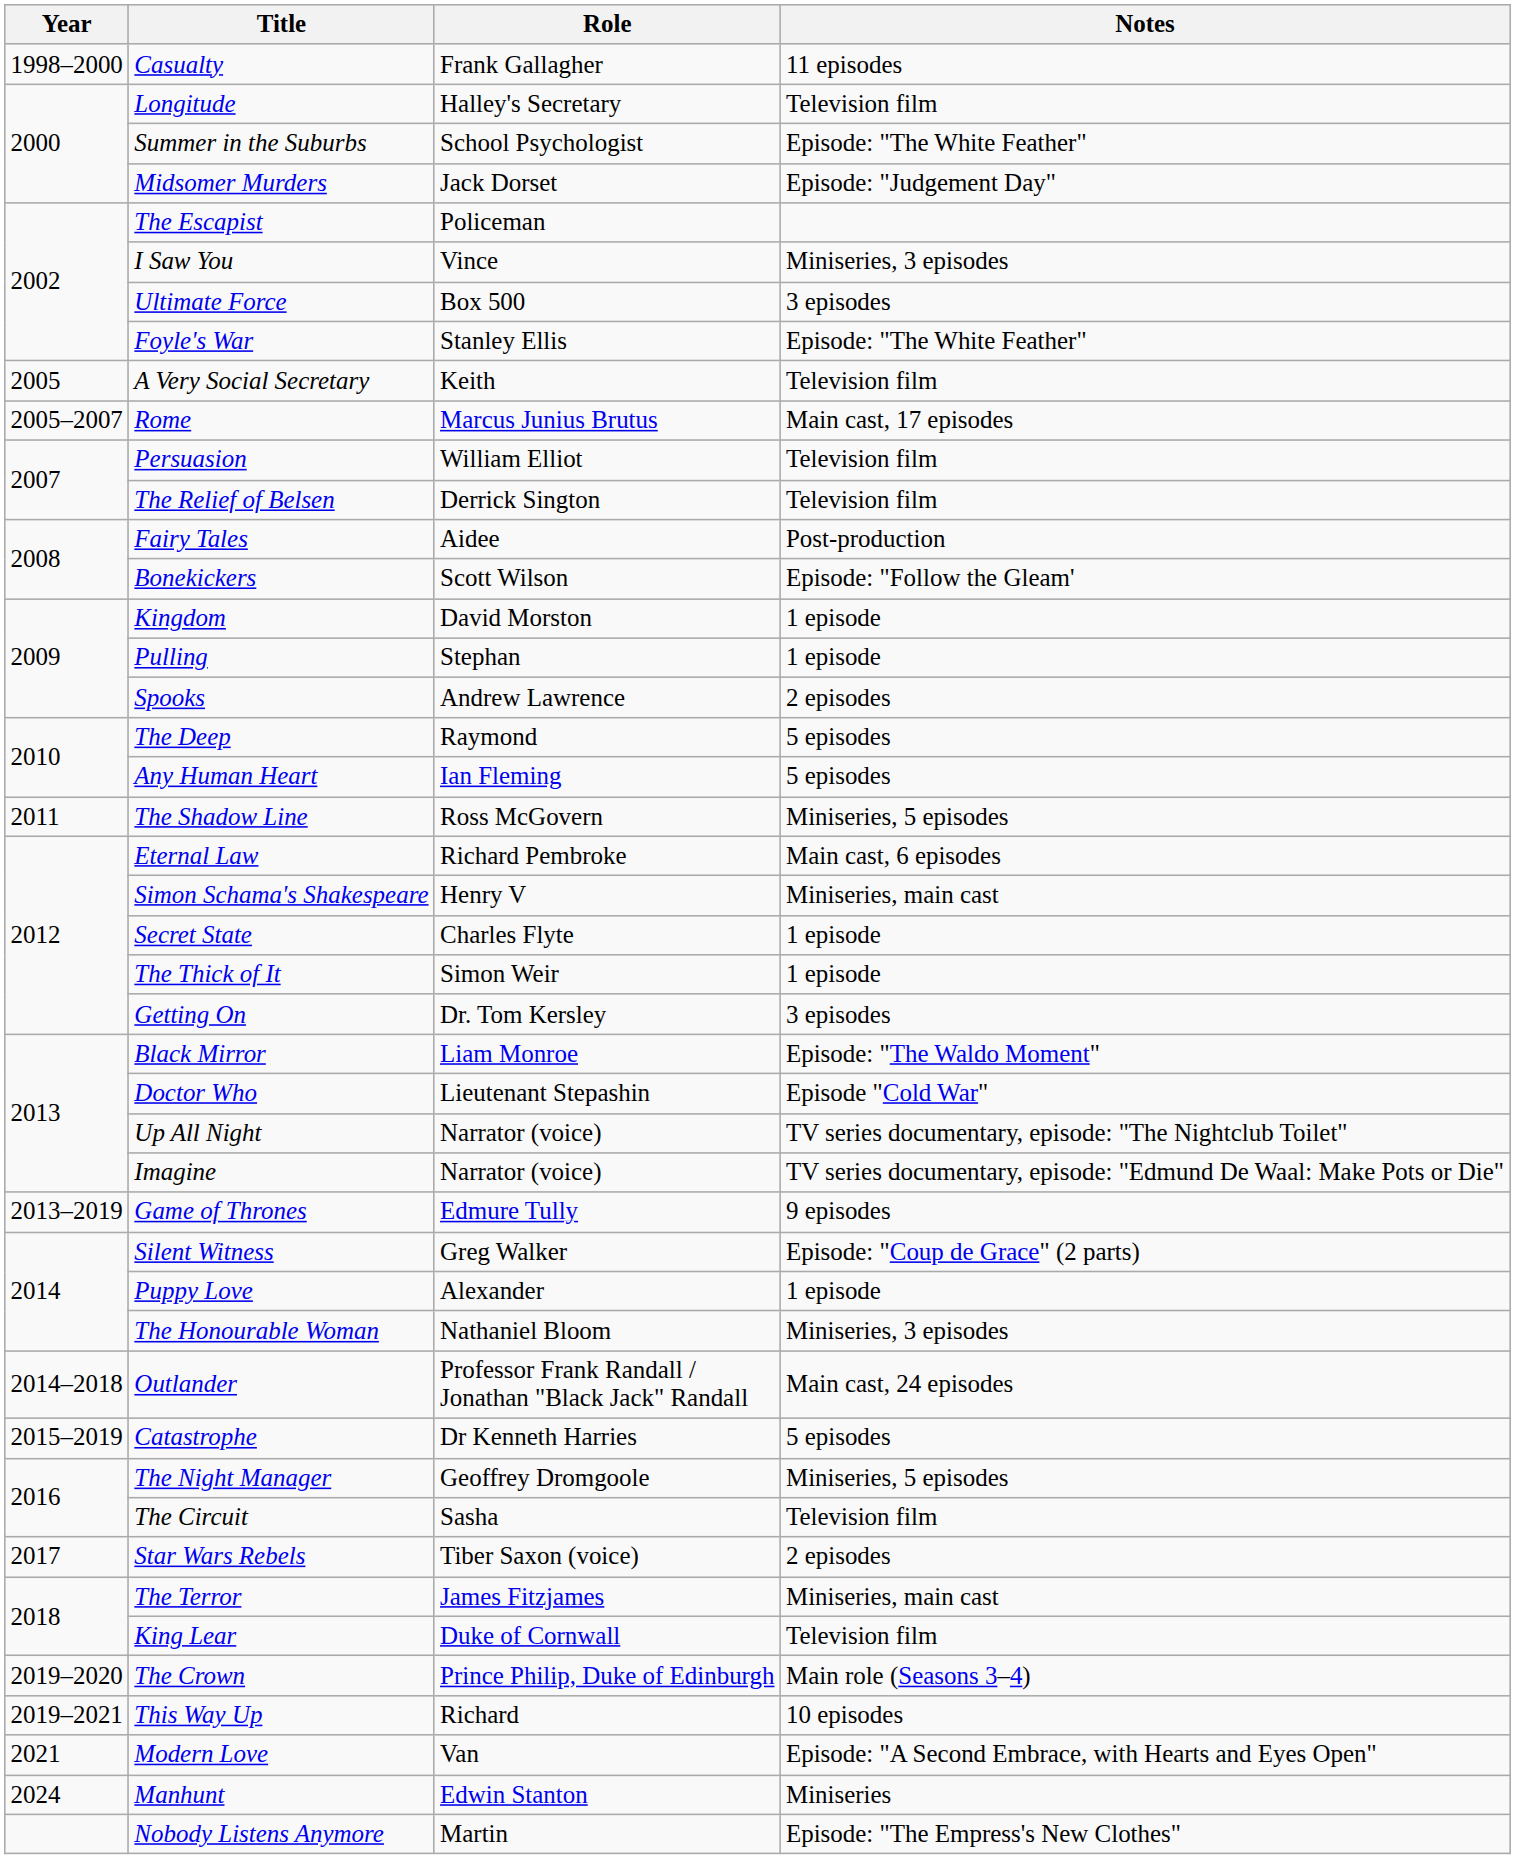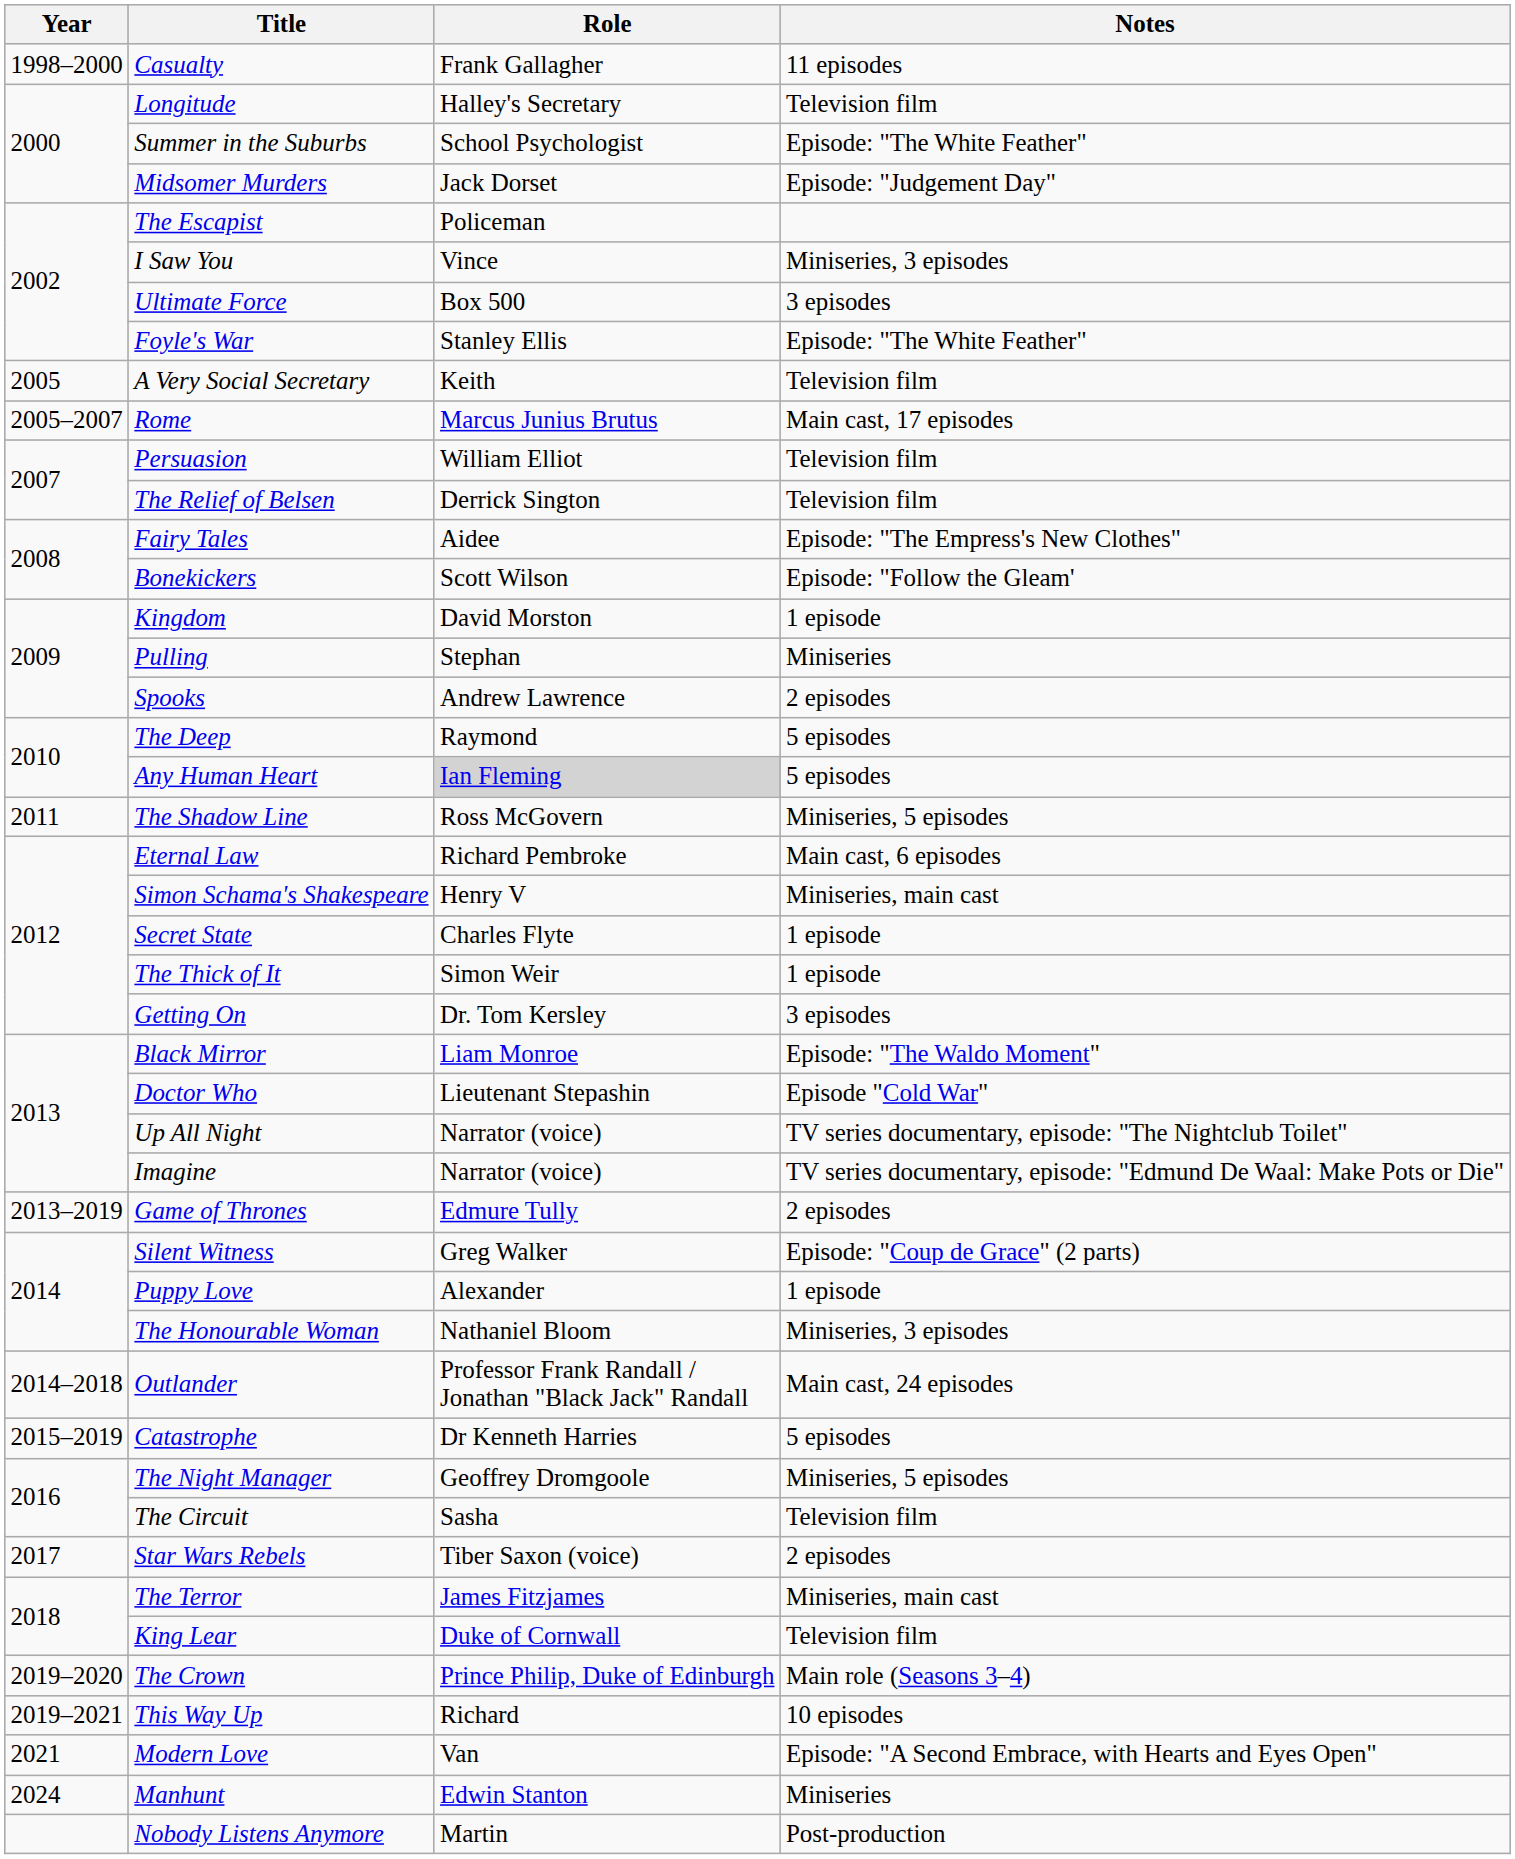(866, 538) Post-production -> (983, 538) Episode: "The Empress's New Clothes"
(833, 657) 1 episode -> (839, 657) Miniseries
(501, 776) no background -> (501, 776) lightgrey background
(838, 1211) 9 episodes -> (838, 1211) 2 episodes
(983, 1833) Episode: "The Empress's New Clothes" -> (866, 1833) Post-production
